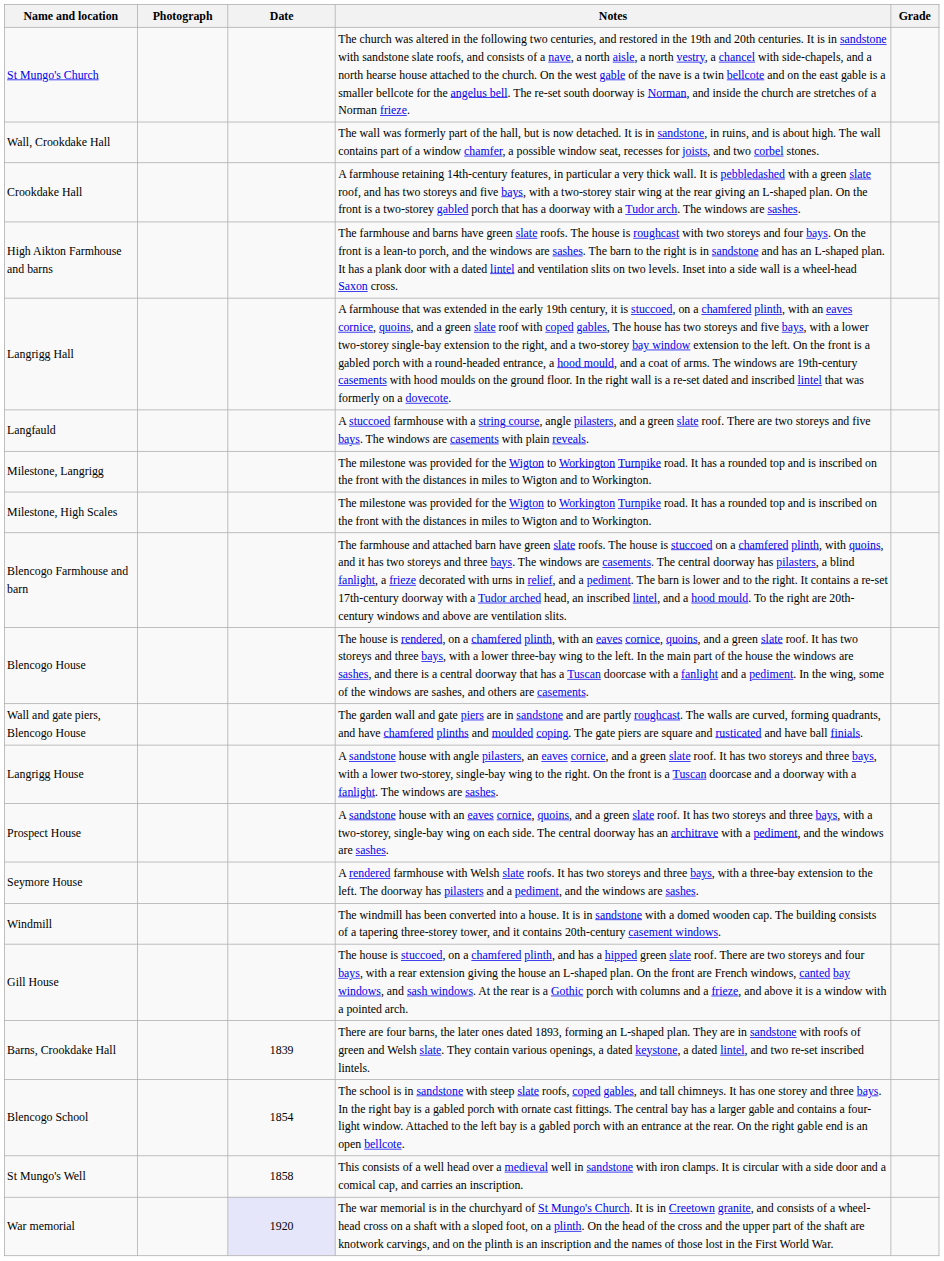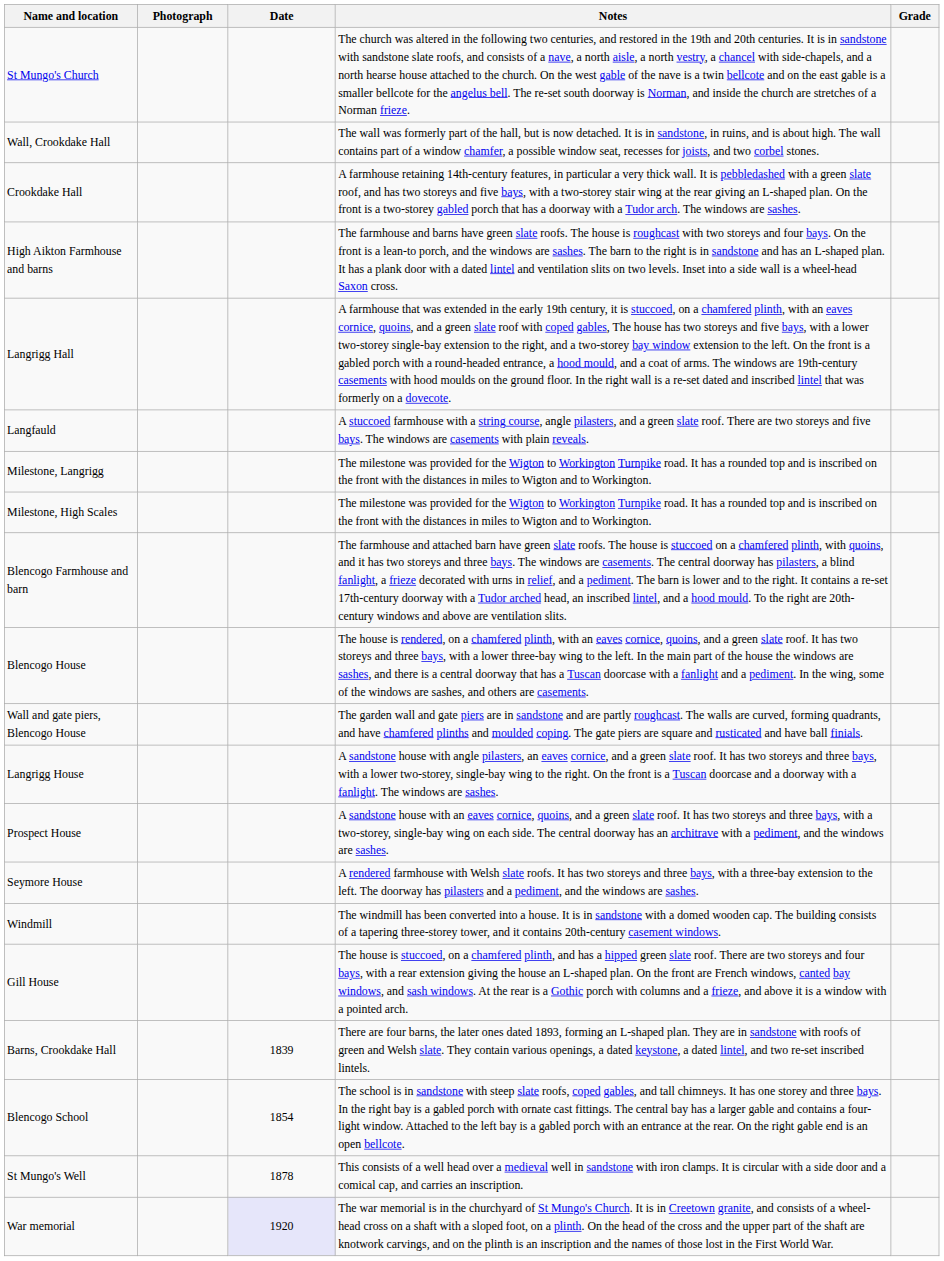(282, 1176) 1858 -> (282, 1176) 1878
